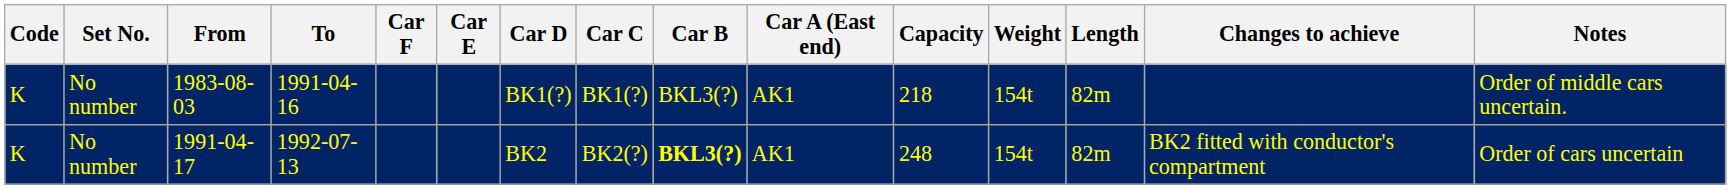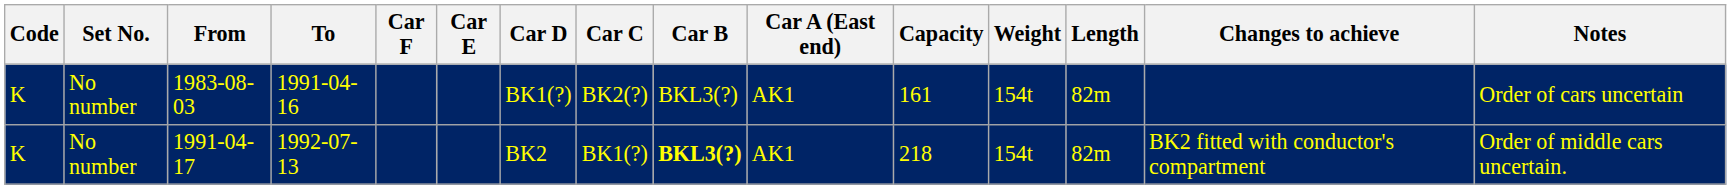(615, 94) BK1(?) -> (615, 94) BK2(?)
(915, 94) 218 -> (915, 94) 161
(1571, 94) Order of middle cars uncertain. -> (1581, 94) Order of cars uncertain
(615, 154) BK2(?) -> (615, 154) BK1(?)
(915, 154) 248 -> (915, 154) 218
(1581, 154) Order of cars uncertain -> (1571, 154) Order of middle cars uncertain.
